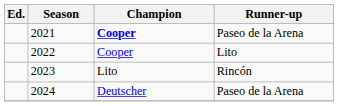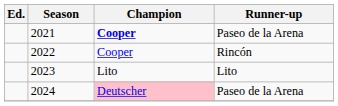(227, 52) Lito -> (234, 52) Rincón
(234, 71) Rincón -> (227, 71) Lito
(122, 91) no background -> (122, 91) pink background
